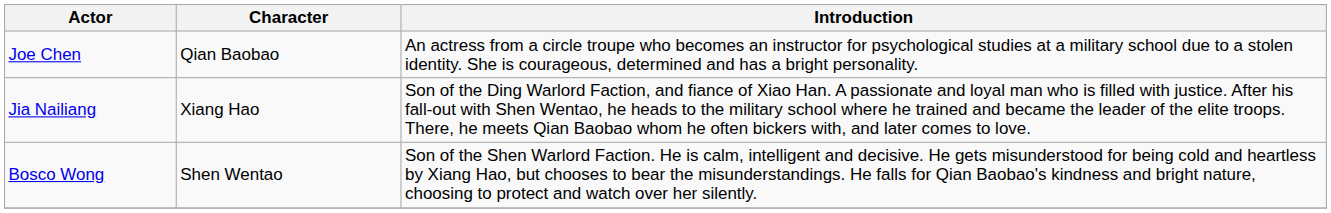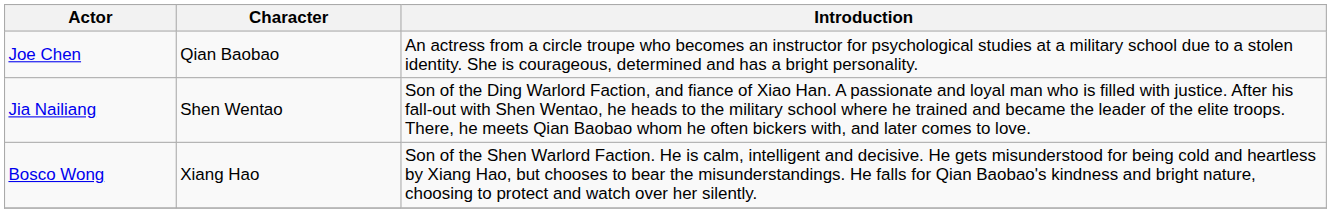(220, 109) Xiang Hao -> (232, 109) Shen Wentao
(232, 174) Shen Wentao -> (220, 174) Xiang Hao
